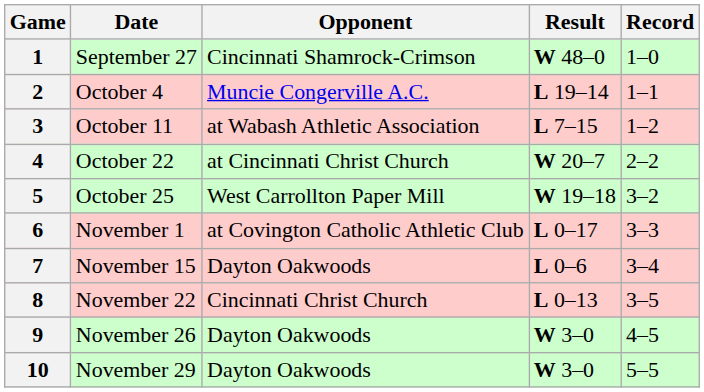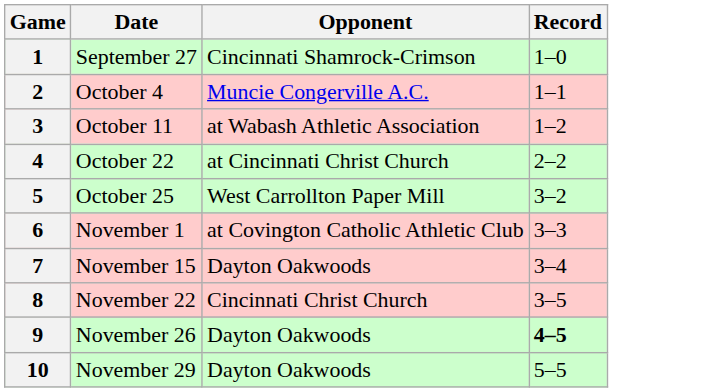- column: (575, 21)
(643, 334) normal -> (550, 334) bold
